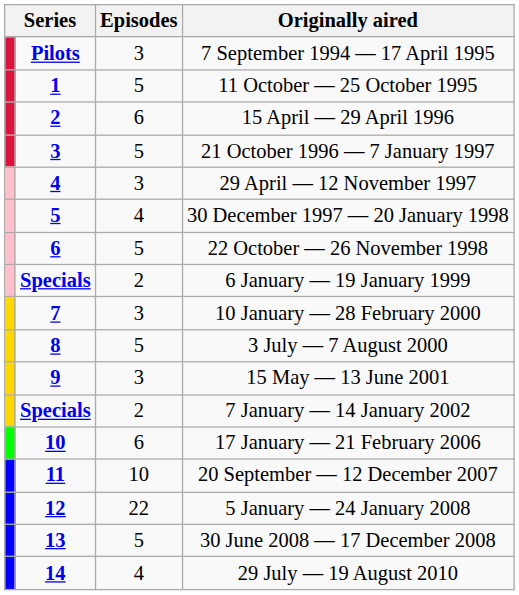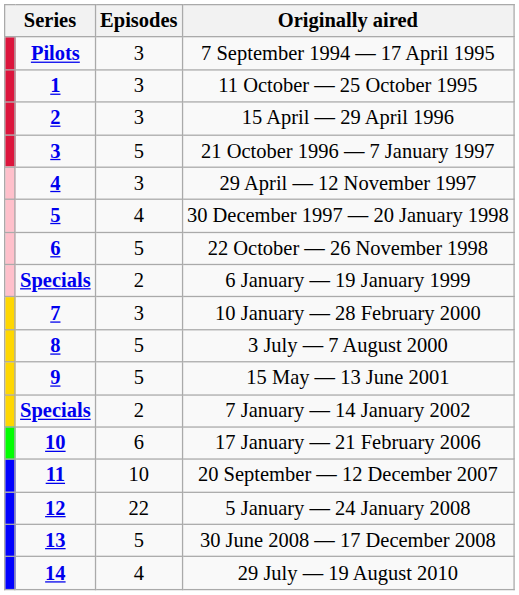(139, 85) 5 -> (139, 85) 3
(139, 118) 6 -> (139, 118) 3
(139, 378) 3 -> (139, 378) 5
